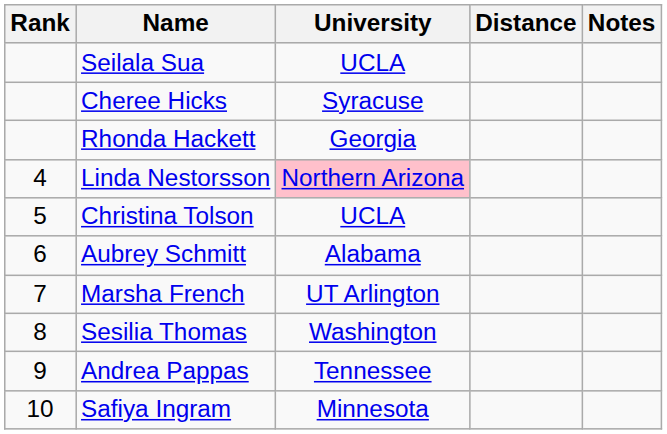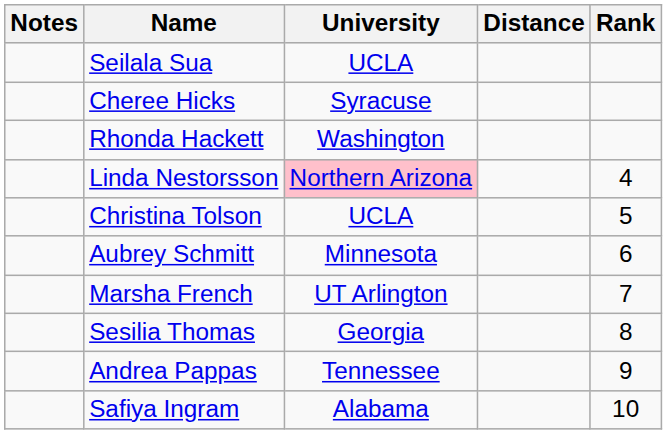columns swapped: (40, 23) <-> (622, 23)
(373, 139) Georgia -> (381, 139) Washington
(373, 255) Alabama -> (381, 255) Minnesota
(373, 332) Washington -> (381, 332) Georgia
(373, 409) Minnesota -> (381, 409) Alabama
